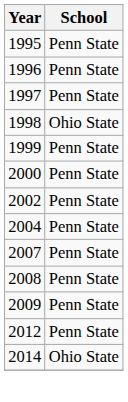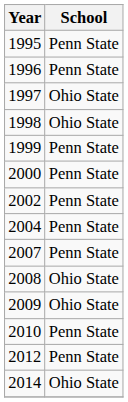(84, 95) Penn State -> (84, 95) Ohio State
(84, 278) Penn State -> (84, 278) Ohio State
(84, 305) Penn State -> (84, 305) Ohio State
+ row: (25, 331)
